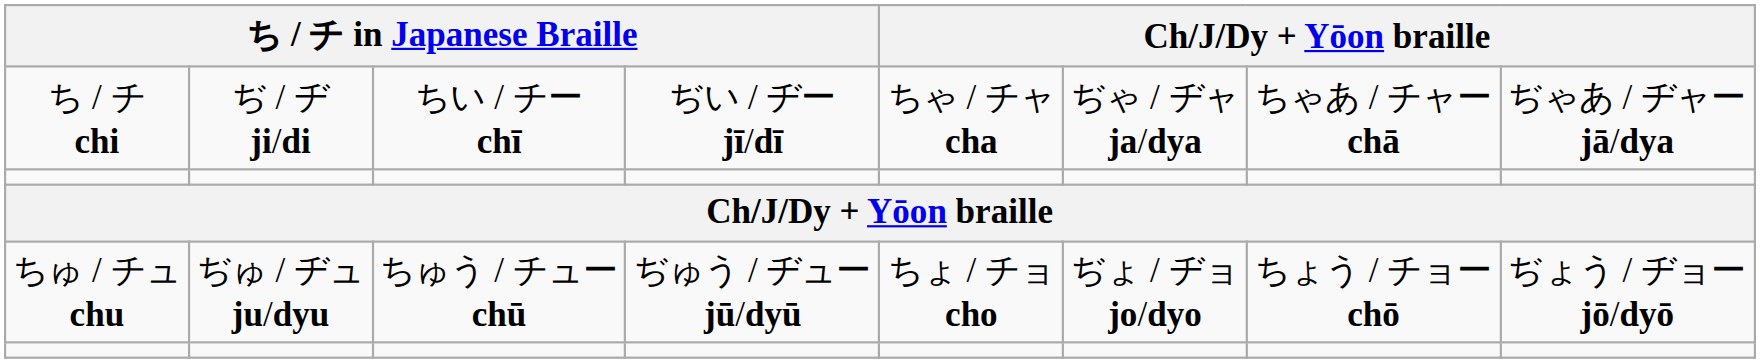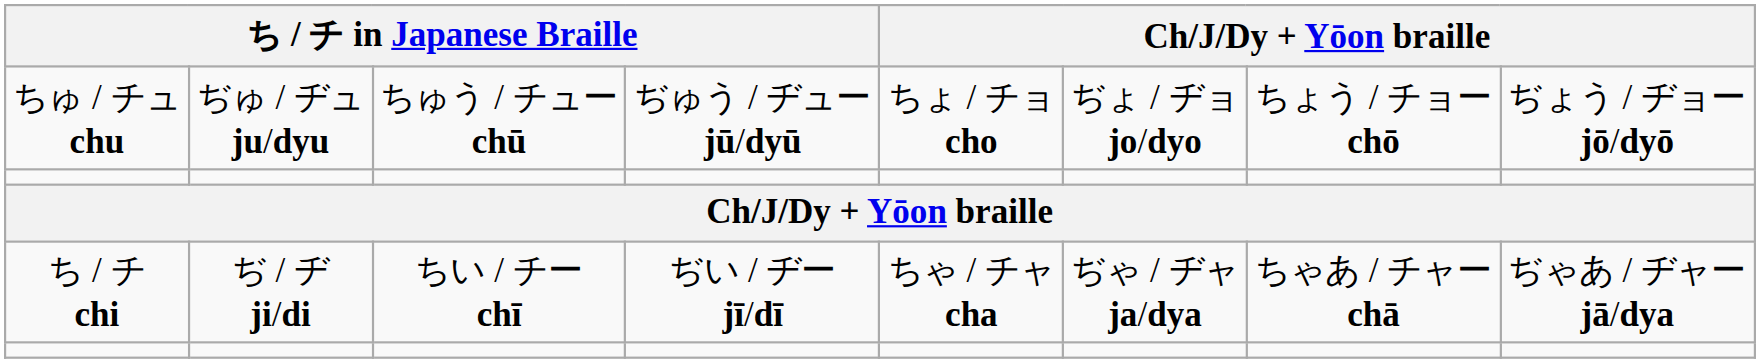rows swapped: (97, 118) <-> (97, 291)
